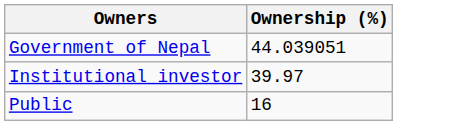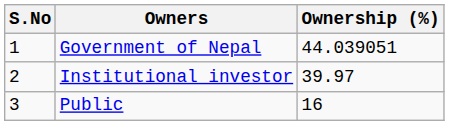+ column: (30, 19)
